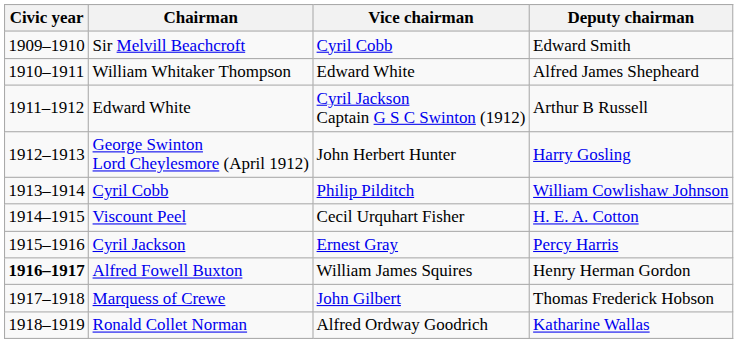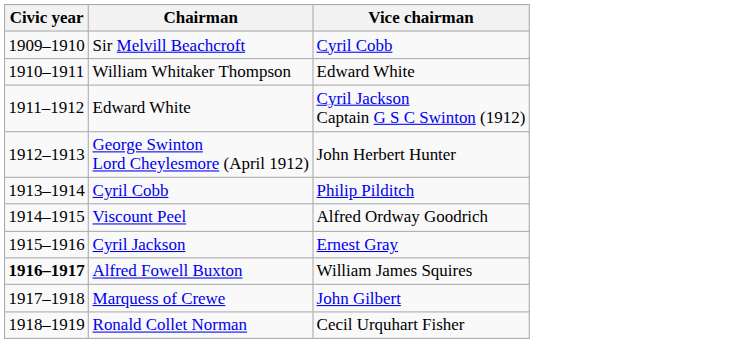- column: (631, 17)
(391, 217) Cecil Urquhart Fisher -> (402, 217) Alfred Ordway Goodrich
(402, 325) Alfred Ordway Goodrich -> (391, 325) Cecil Urquhart Fisher
